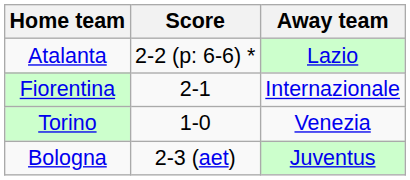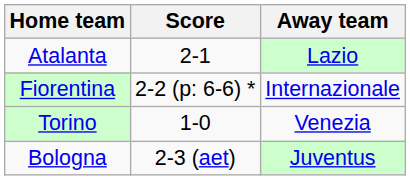(195, 55) 2-2 (p: 6-6) * -> (195, 55) 2-1
(195, 89) 2-1 -> (195, 89) 2-2 (p: 6-6) *
